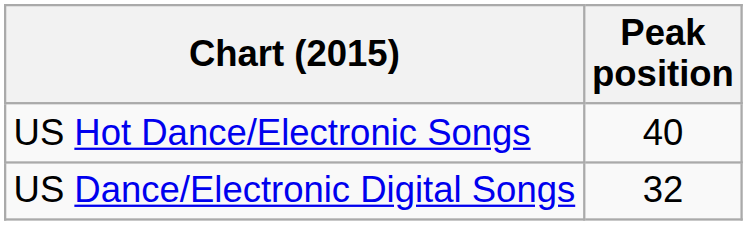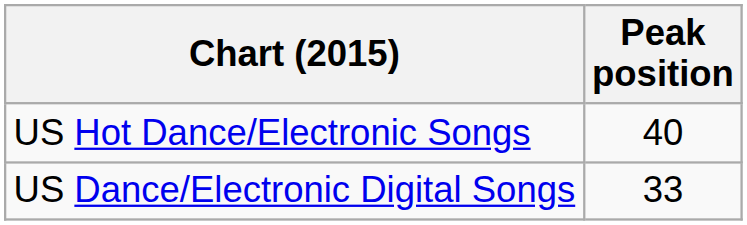(663, 190) 32 -> (663, 190) 33
